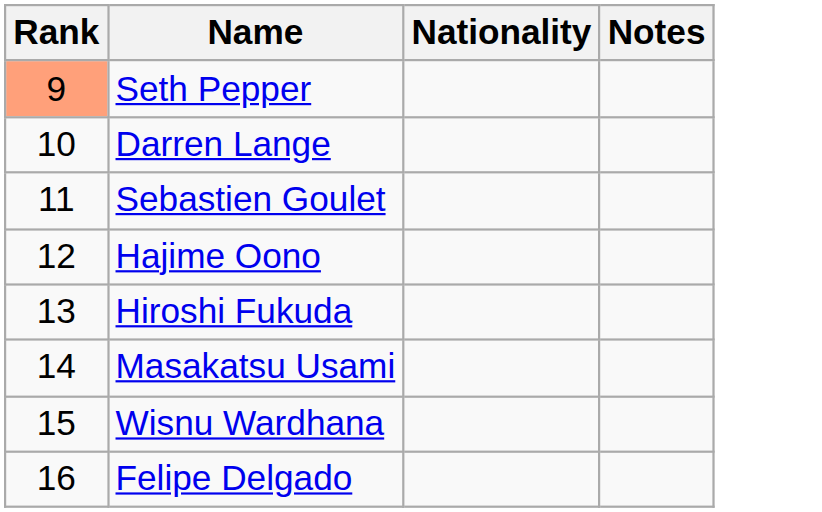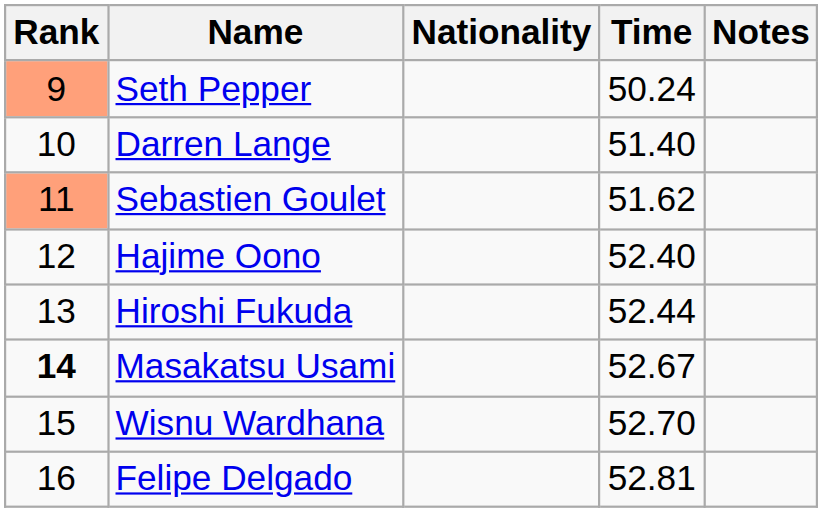+ column: (652, 32)
(56, 199) no background -> (56, 199) lightsalmon background
(56, 367) normal -> (56, 367) bold
